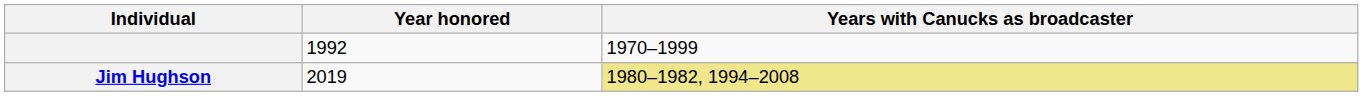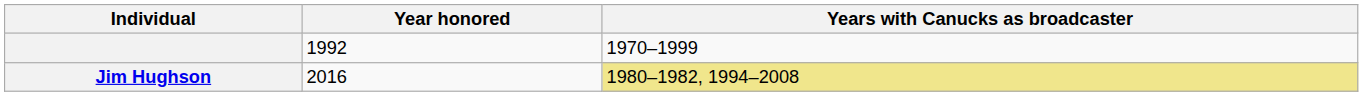(327, 76) 2019 -> (327, 76) 2016
